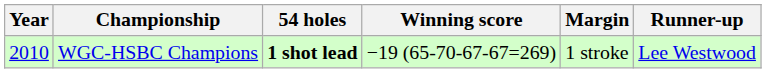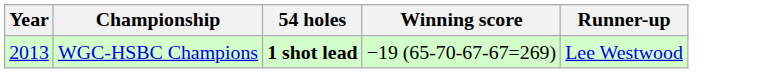- column: (597, 20)
(29, 51) 2010 -> (29, 51) 2013
